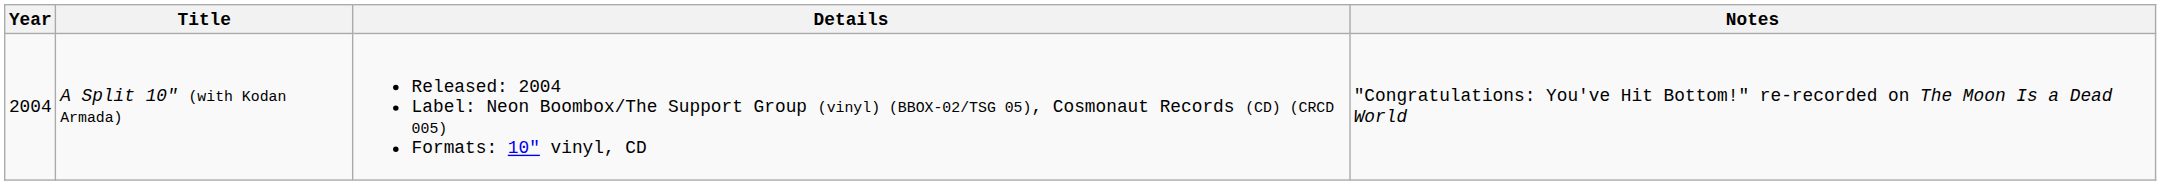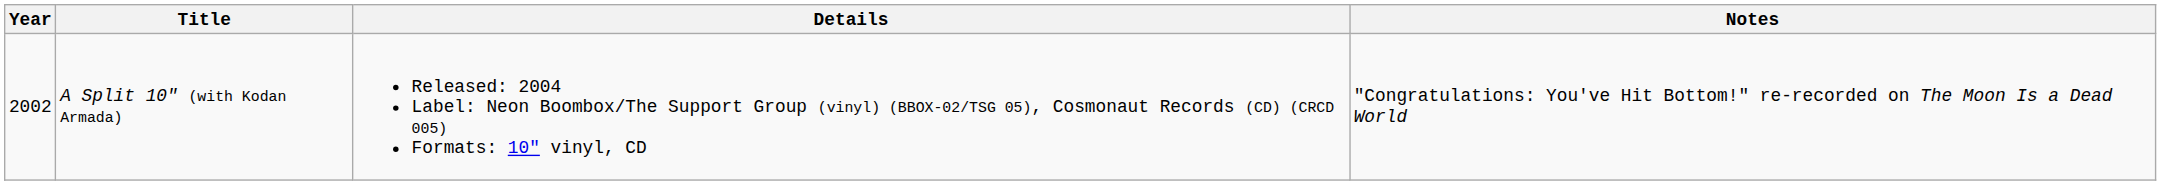(30, 107) 2004 -> (30, 107) 2002
